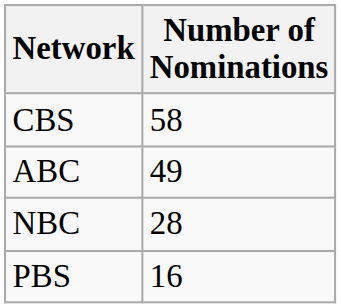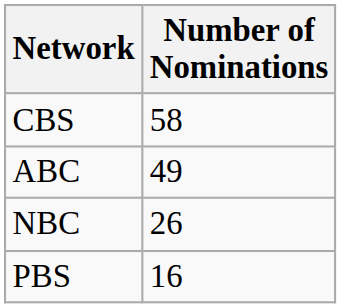(166, 223) 28 -> (166, 223) 26
